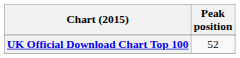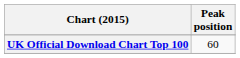(213, 44) 52 -> (213, 44) 60
